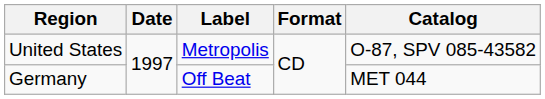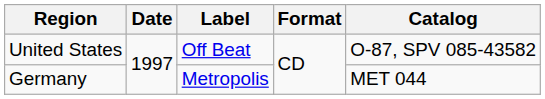(225, 49) Metropolis -> (216, 49) Off Beat
(216, 79) Off Beat -> (225, 79) Metropolis
